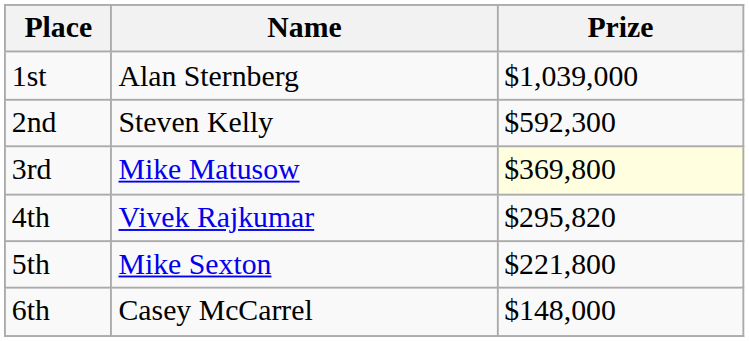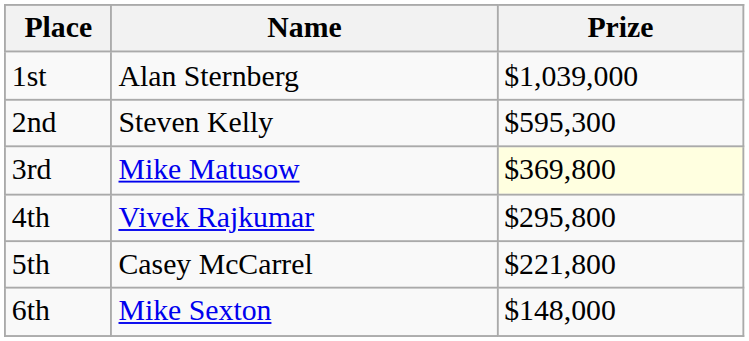(560, 122) $592,300 -> (560, 122) $595,300
(560, 216) $295,820 -> (560, 216) $295,800
(195, 264) Mike Sexton -> (216, 264) Casey McCarrel
(216, 311) Casey McCarrel -> (195, 311) Mike Sexton
